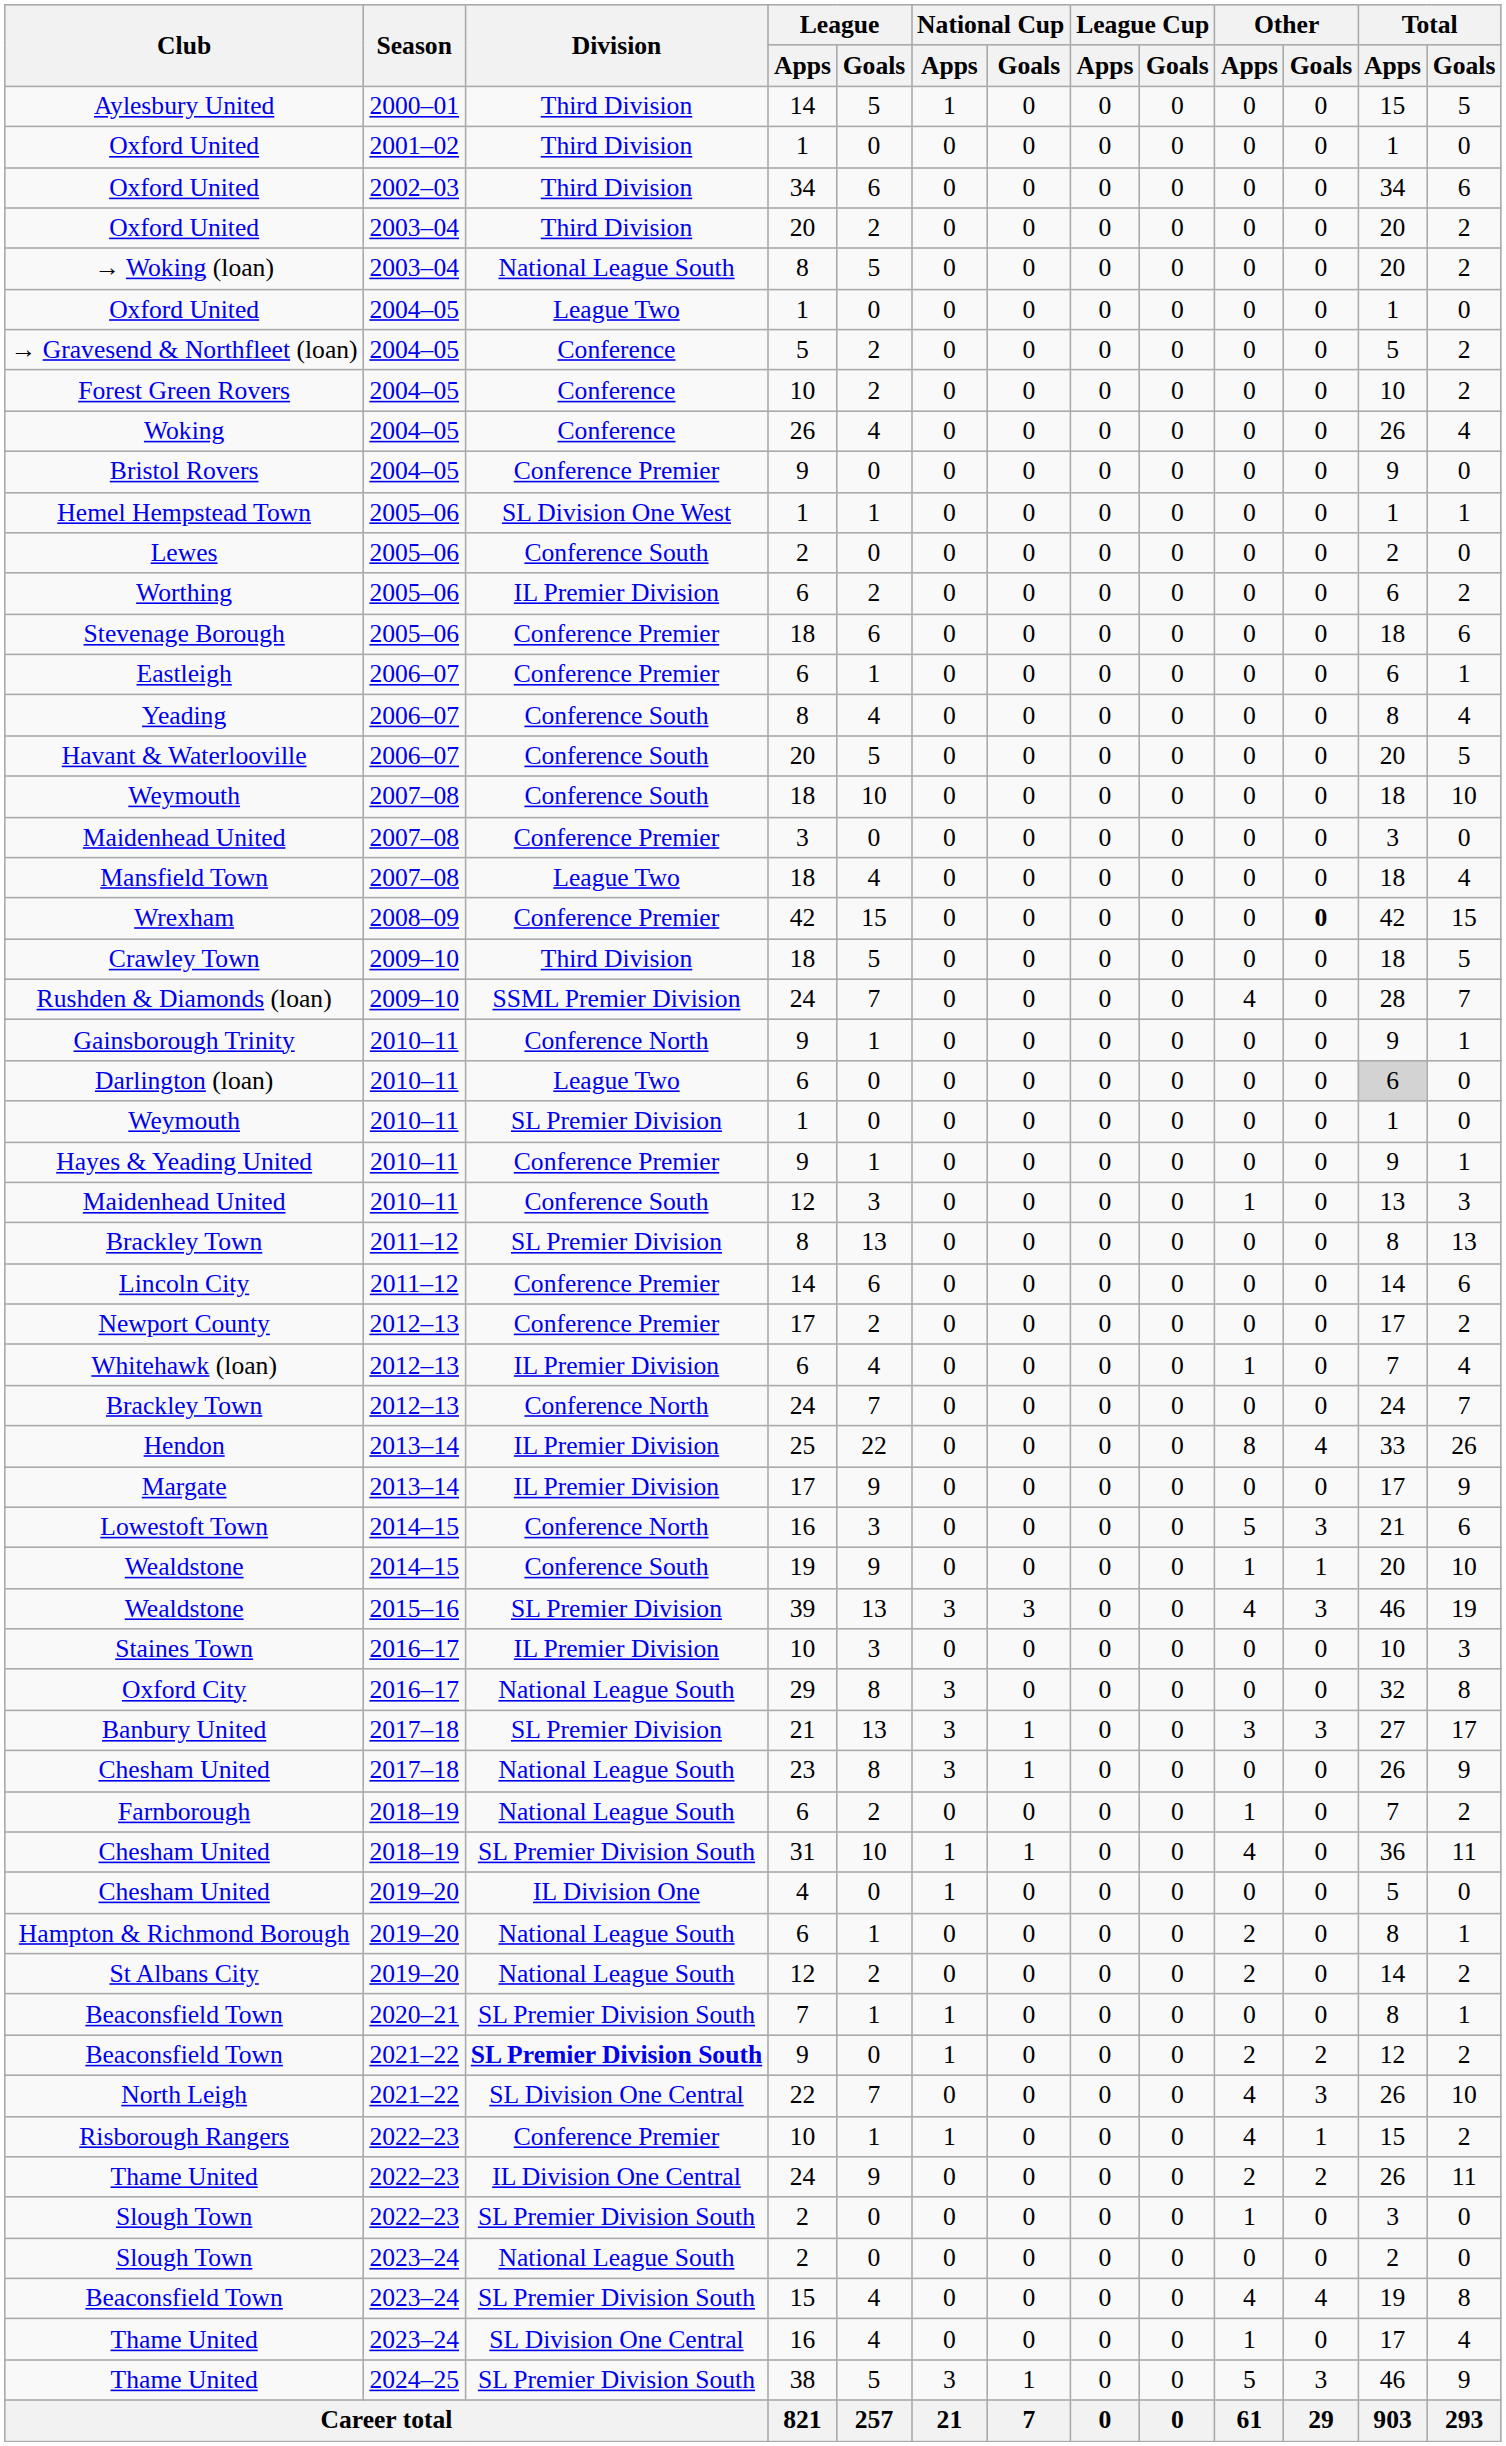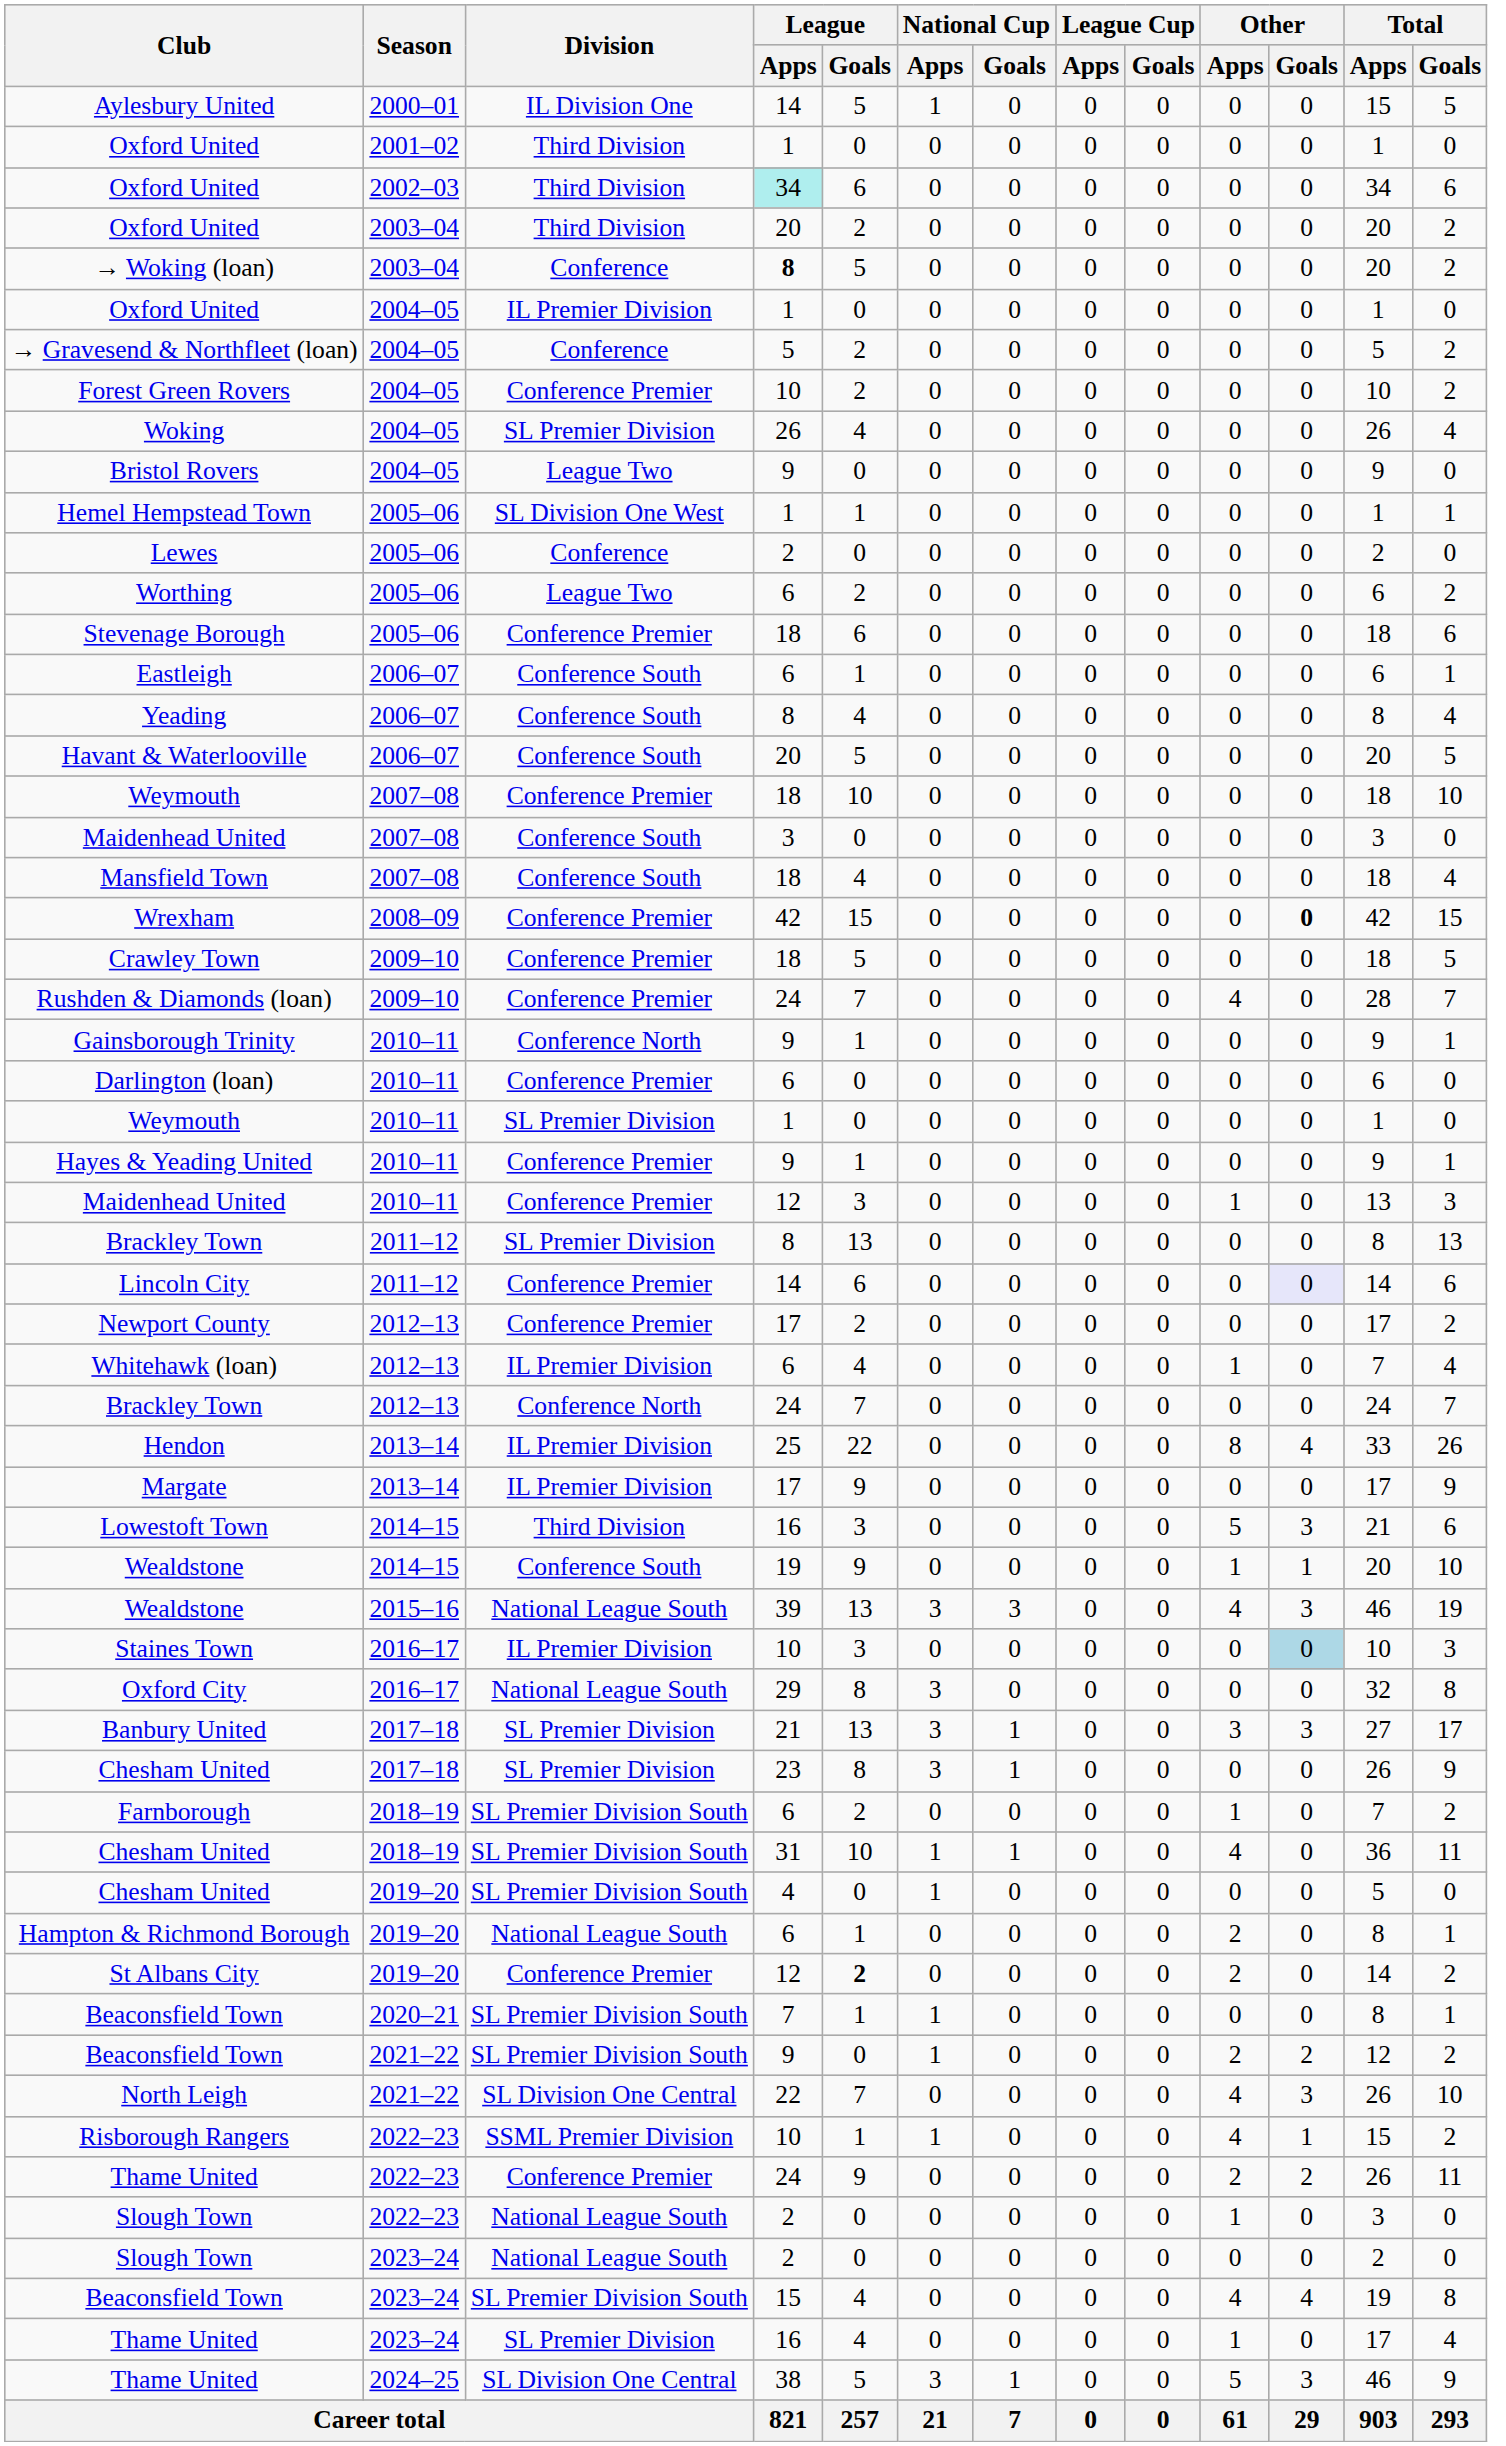(616, 106) Third Division -> (609, 106) IL Division One
(802, 187) no background -> (788, 187) paleturquoise background
(616, 268) National League South -> (609, 268) Conference
(802, 268) normal -> (788, 268) bold
(616, 308) League Two -> (609, 308) IL Premier Division
(616, 390) Conference -> (609, 390) Conference Premier
(616, 430) Conference -> (609, 430) SL Premier Division
(616, 471) Conference Premier -> (609, 471) League Two
(616, 552) Conference South -> (609, 552) Conference
(616, 593) IL Premier Division -> (609, 593) League Two
(616, 674) Conference Premier -> (609, 674) Conference South
(616, 796) Conference South -> (609, 796) Conference Premier
(616, 836) Conference Premier -> (609, 836) Conference South
(616, 877) League Two -> (609, 877) Conference South
(616, 958) Third Division -> (609, 958) Conference Premier
(616, 999) SSML Premier Division -> (609, 999) Conference Premier
(616, 1080) League Two -> (609, 1080) Conference Premier
(1393, 1080) lightgrey background -> (1378, 1080) no background
(616, 1202) Conference South -> (609, 1202) Conference Premier
(1321, 1283) no background -> (1307, 1283) lavender background
(616, 1526) Conference North -> (609, 1526) Third Division
(616, 1608) SL Premier Division -> (609, 1608) National League South
(1321, 1648) no background -> (1307, 1648) lightblue background
(616, 1770) National League South -> (609, 1770) SL Premier Division
(616, 1811) National League South -> (609, 1811) SL Premier Division South
(616, 1892) IL Division One -> (609, 1892) SL Premier Division South
(616, 1973) National League South -> (609, 1973) Conference Premier
(874, 1973) normal -> (860, 1973) bold
(616, 2054) bold -> (609, 2054) normal
(616, 2136) Conference Premier -> (609, 2136) SSML Premier Division
(616, 2176) IL Division One Central -> (609, 2176) Conference Premier
(616, 2217) SL Premier Division South -> (609, 2217) National League South
(616, 2338) SL Division One Central -> (609, 2338) SL Premier Division
(616, 2379) SL Premier Division South -> (609, 2379) SL Division One Central
